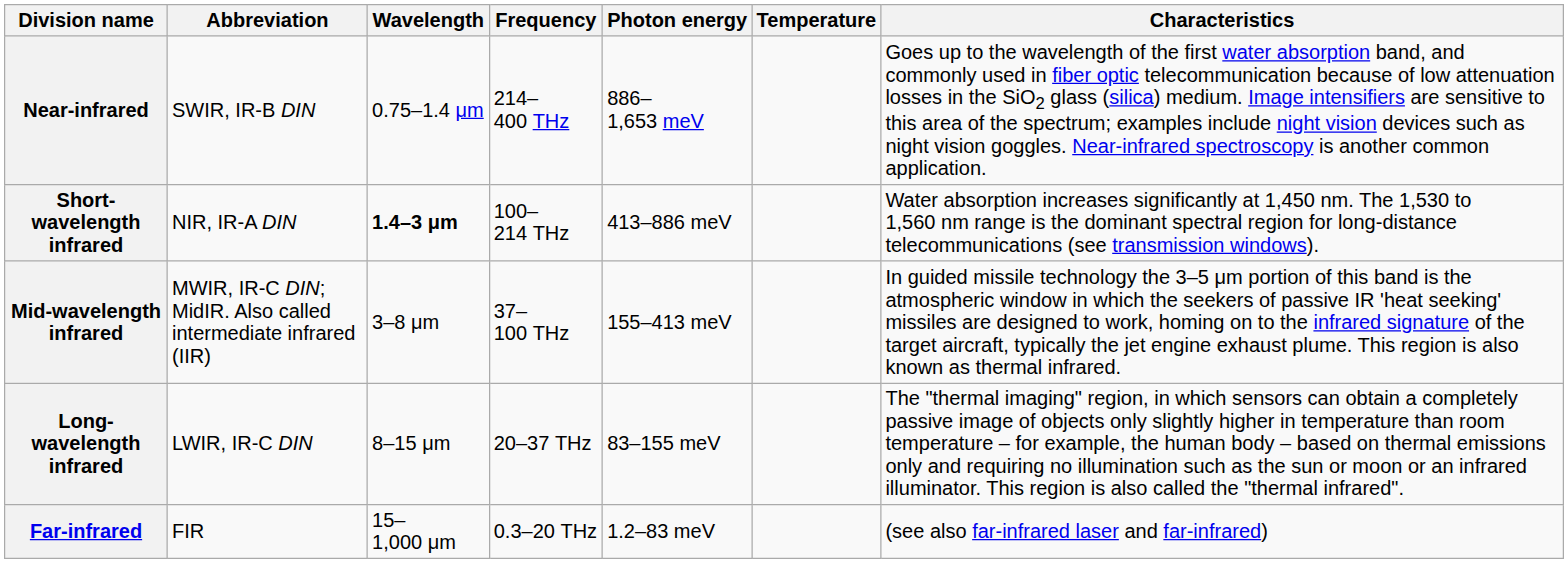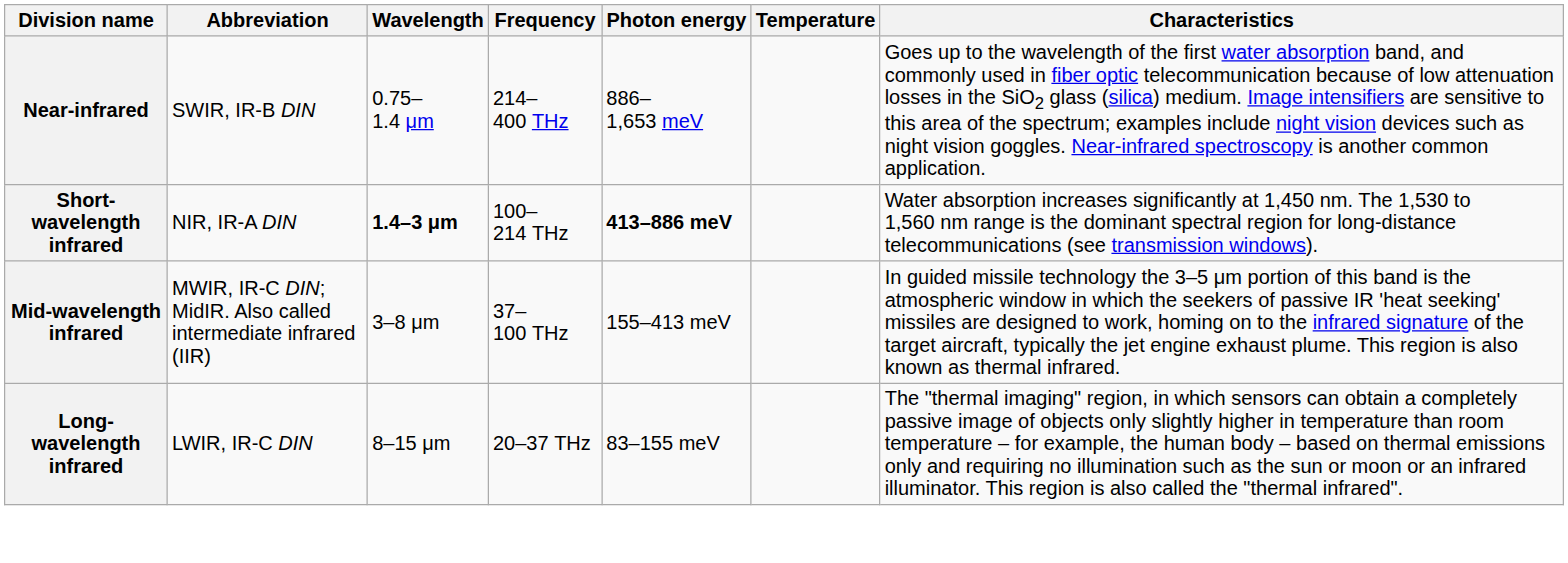(669, 222) normal -> (669, 222) bold
- row: (86, 531)
